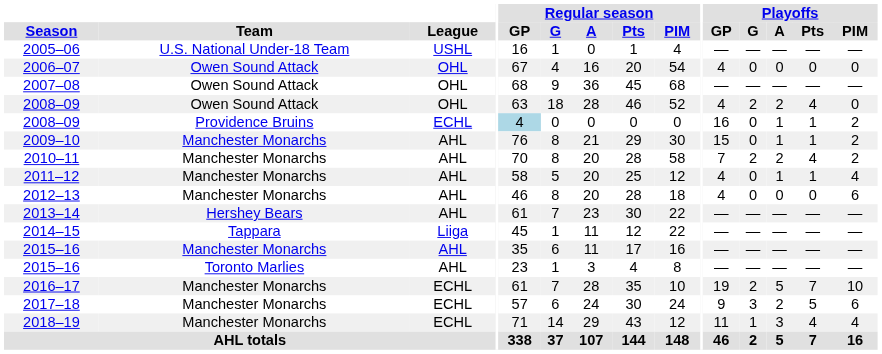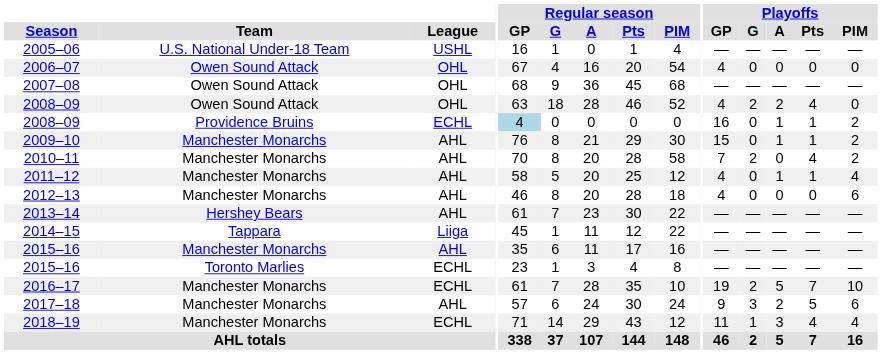(780, 158) 2 -> (780, 158) 0
(453, 267) AHL -> (453, 267) ECHL
(453, 304) ECHL -> (453, 304) AHL
